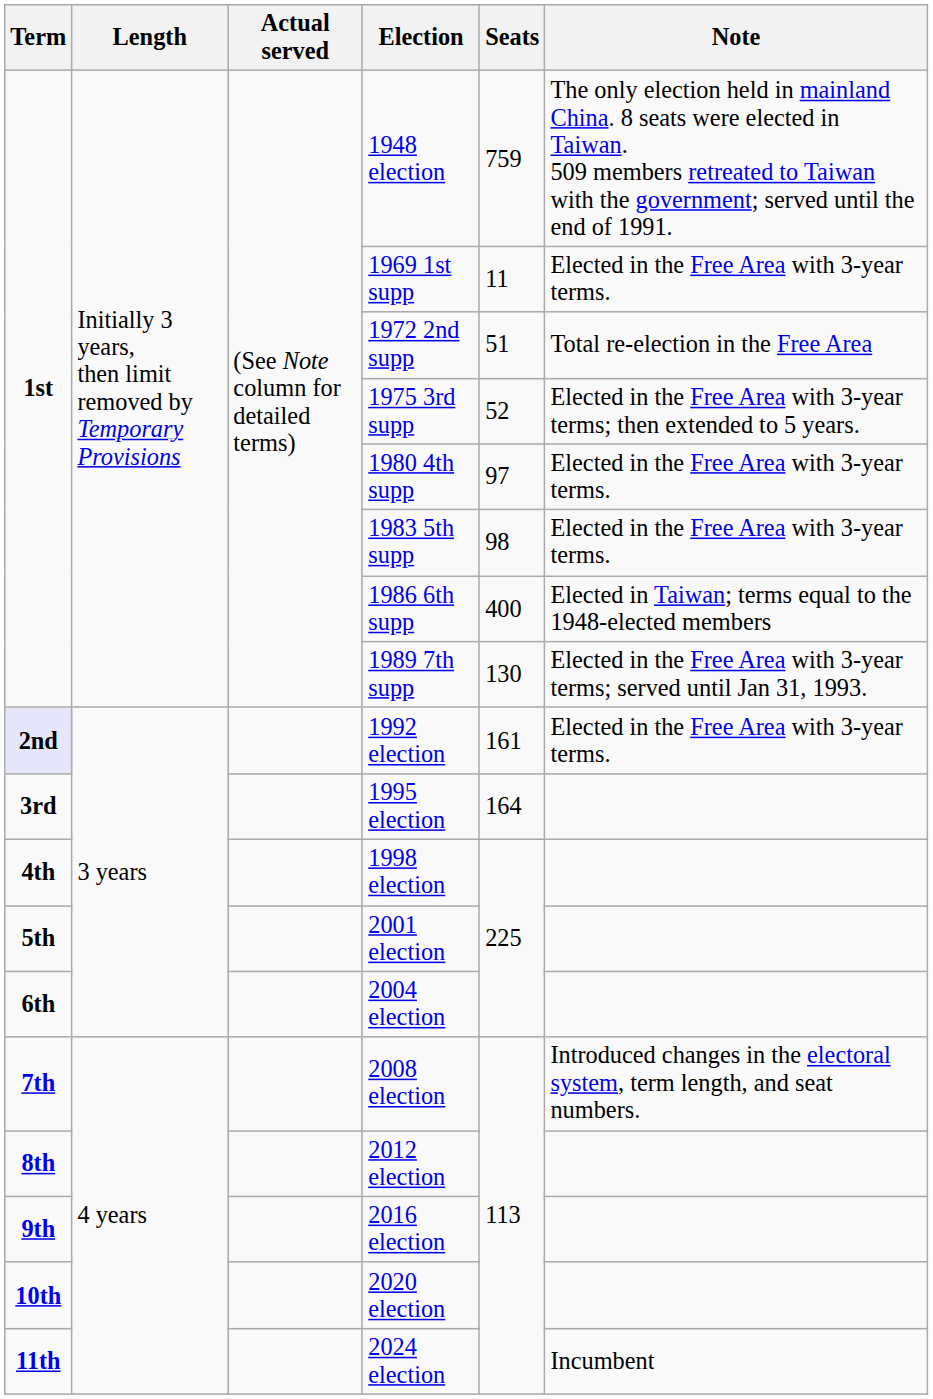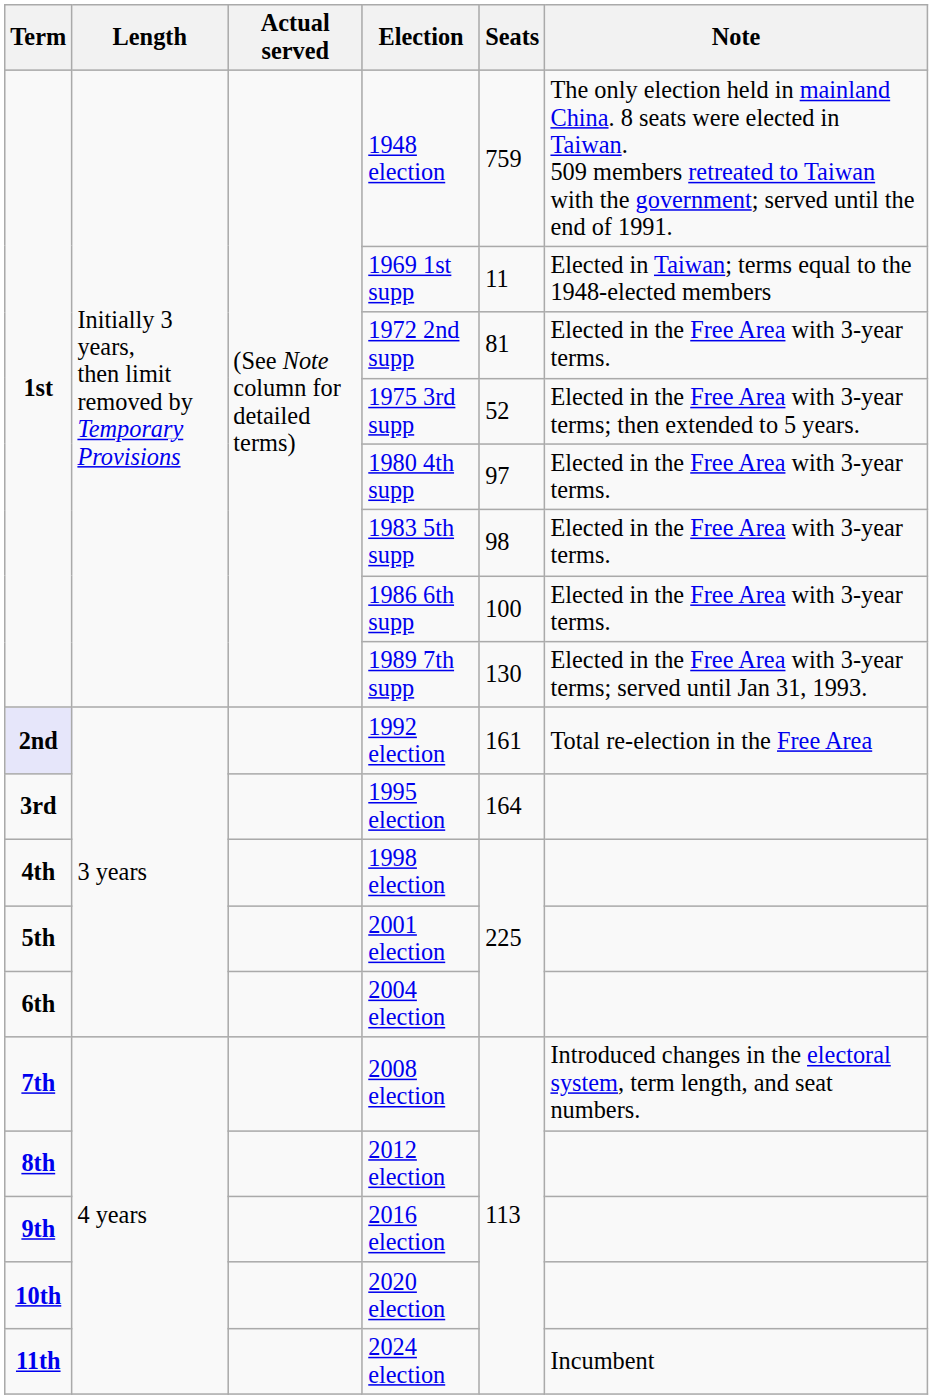(727, 278) Elected in the Free Area with 3-year terms. -> (731, 278) Elected in Taiwan; terms equal to the 1948-elected members
(497, 344) 51 -> (497, 344) 81
(711, 344) Total re-election in the Free Area -> (727, 344) Elected in the Free Area with 3-year terms.
(503, 608) 400 -> (503, 608) 100
(731, 608) Elected in Taiwan; terms equal to the 1948-elected members -> (727, 608) Elected in the Free Area with 3-year terms.
(727, 740) Elected in the Free Area with 3-year terms. -> (711, 740) Total re-election in the Free Area
